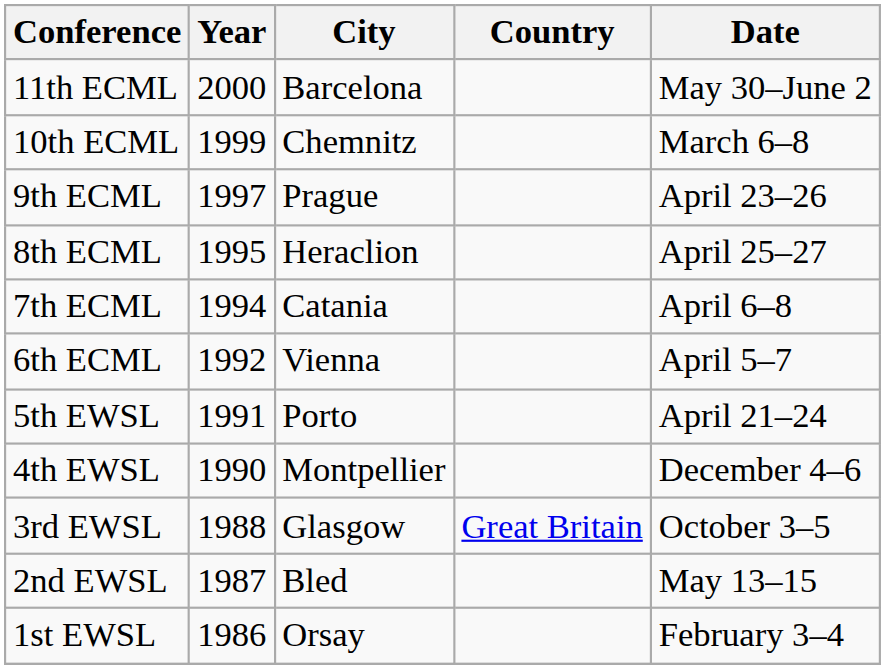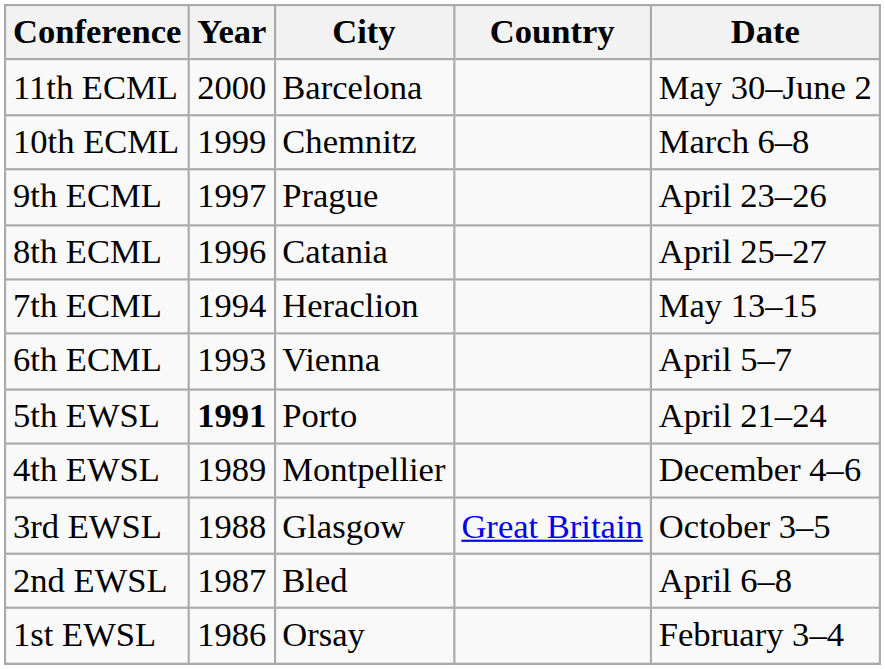(232, 251) 1995 -> (232, 251) 1996
(350, 251) Heraclion -> (335, 251) Catania
(335, 305) Catania -> (350, 305) Heraclion
(725, 305) April 6–8 -> (738, 305) May 13–15
(232, 360) 1992 -> (232, 360) 1993
(232, 415) normal -> (232, 415) bold
(232, 470) 1990 -> (232, 470) 1989
(738, 580) May 13–15 -> (725, 580) April 6–8
